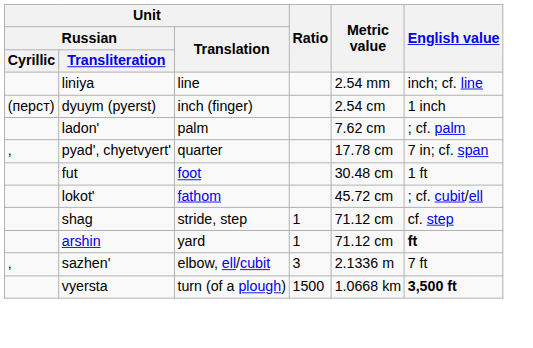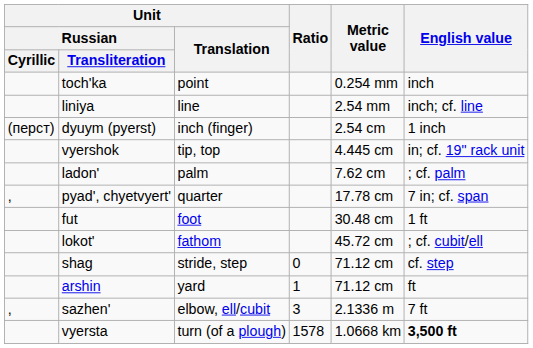+ row: (84, 83)
+ row: (90, 151)
(296, 219) 1 -> (296, 264) 0
(412, 241) bold -> (412, 286) normal
(308, 286) 1500 -> (308, 331) 1578
